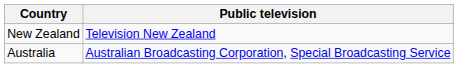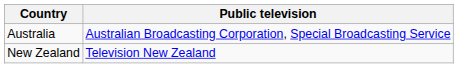rows swapped: (31, 53) <-> (44, 33)
